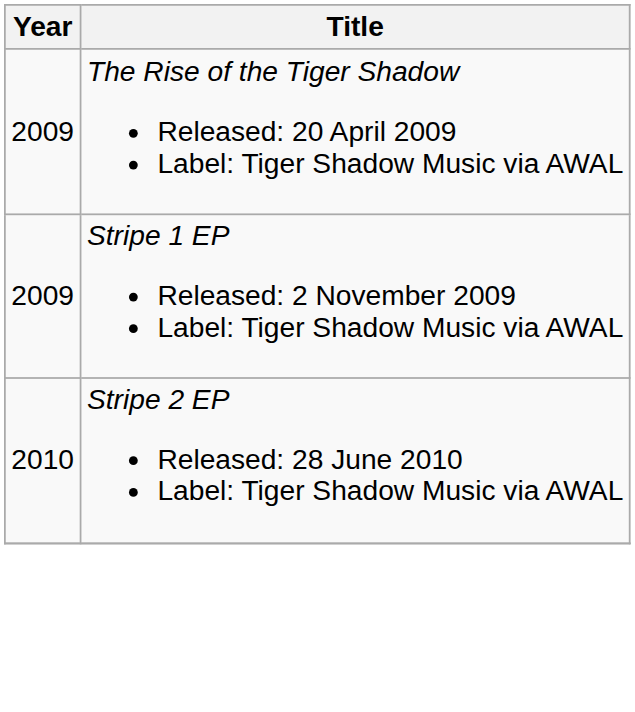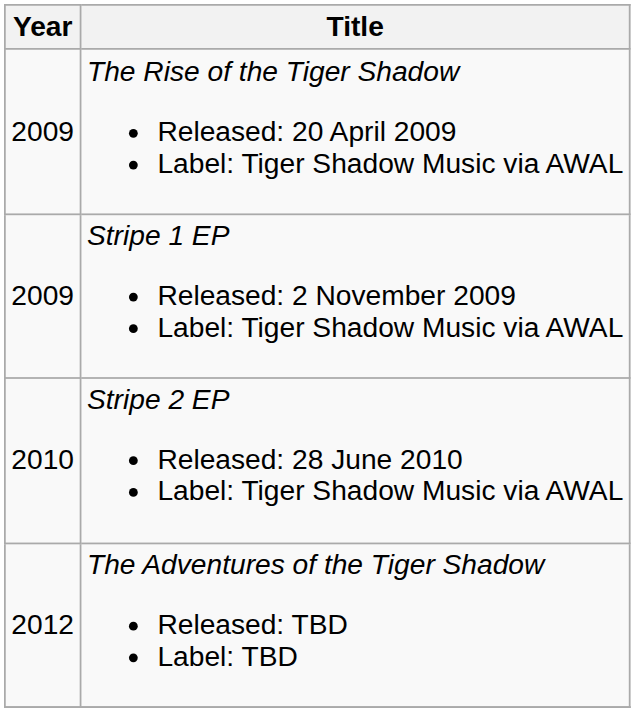+ row: (355, 611)
